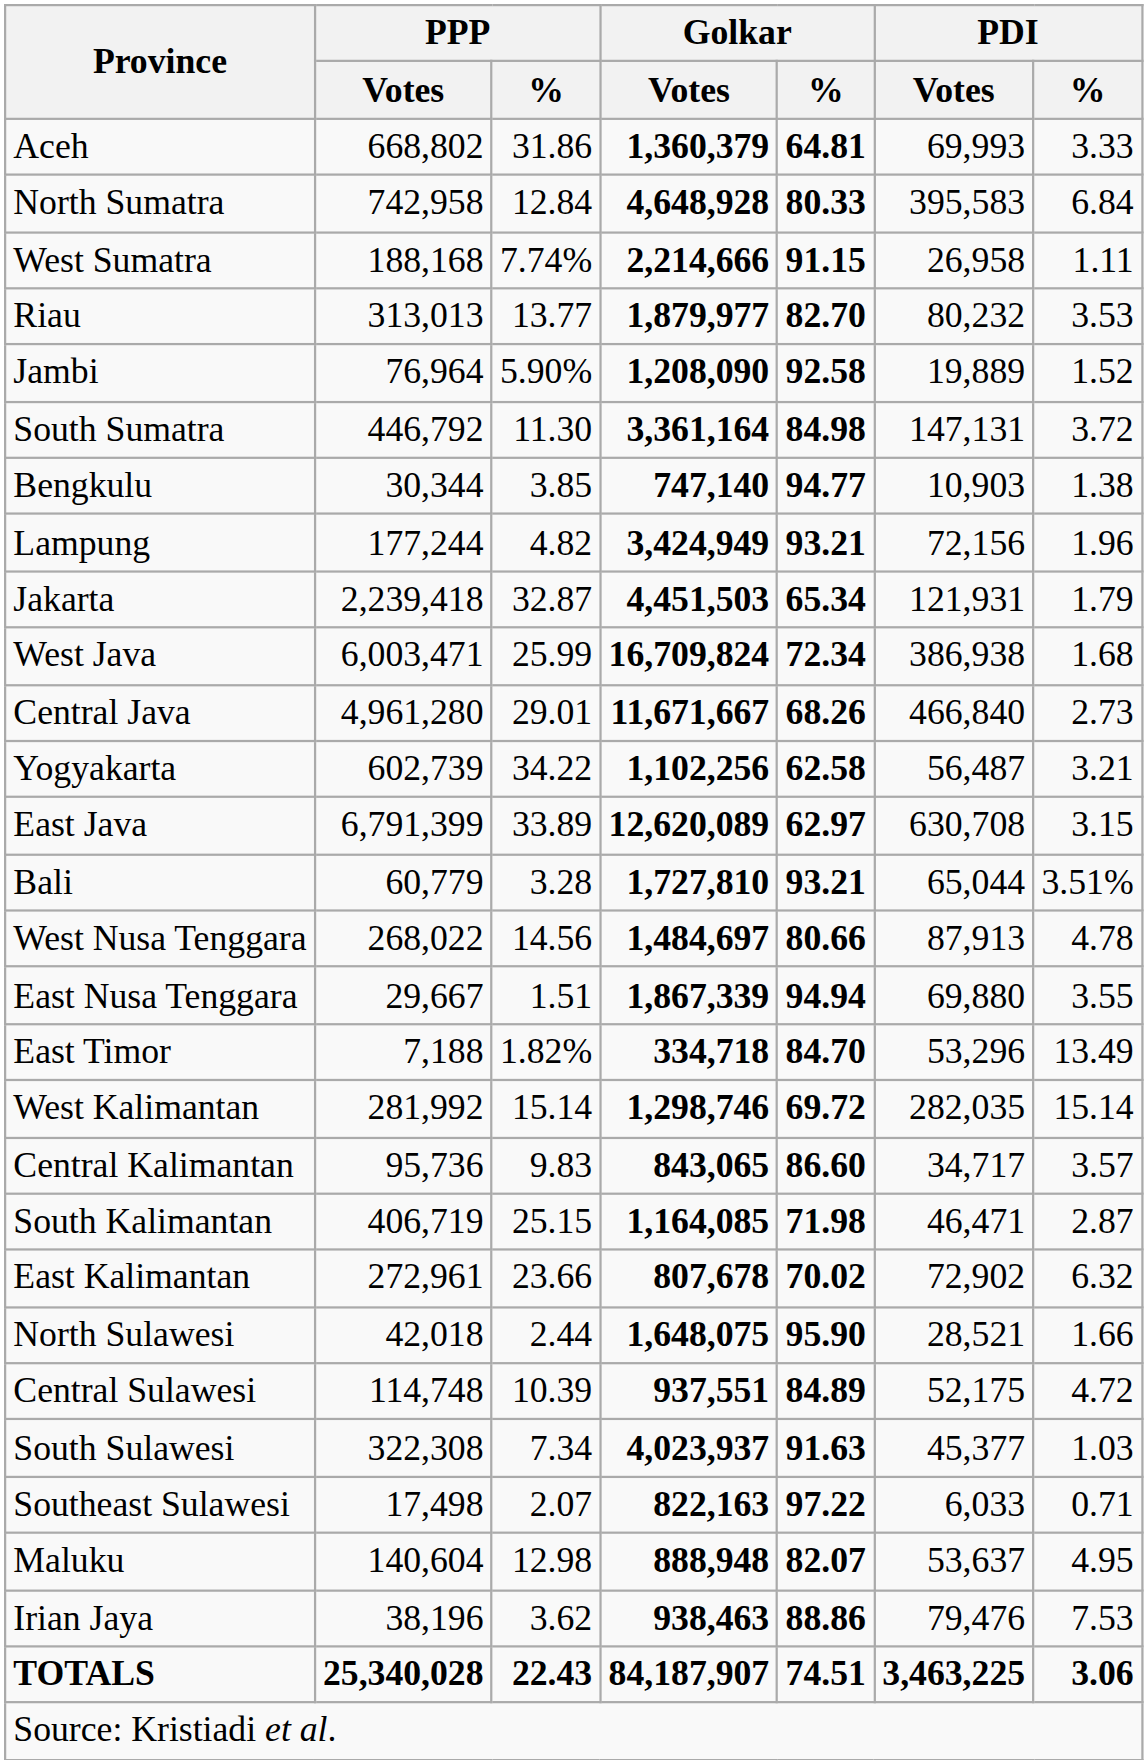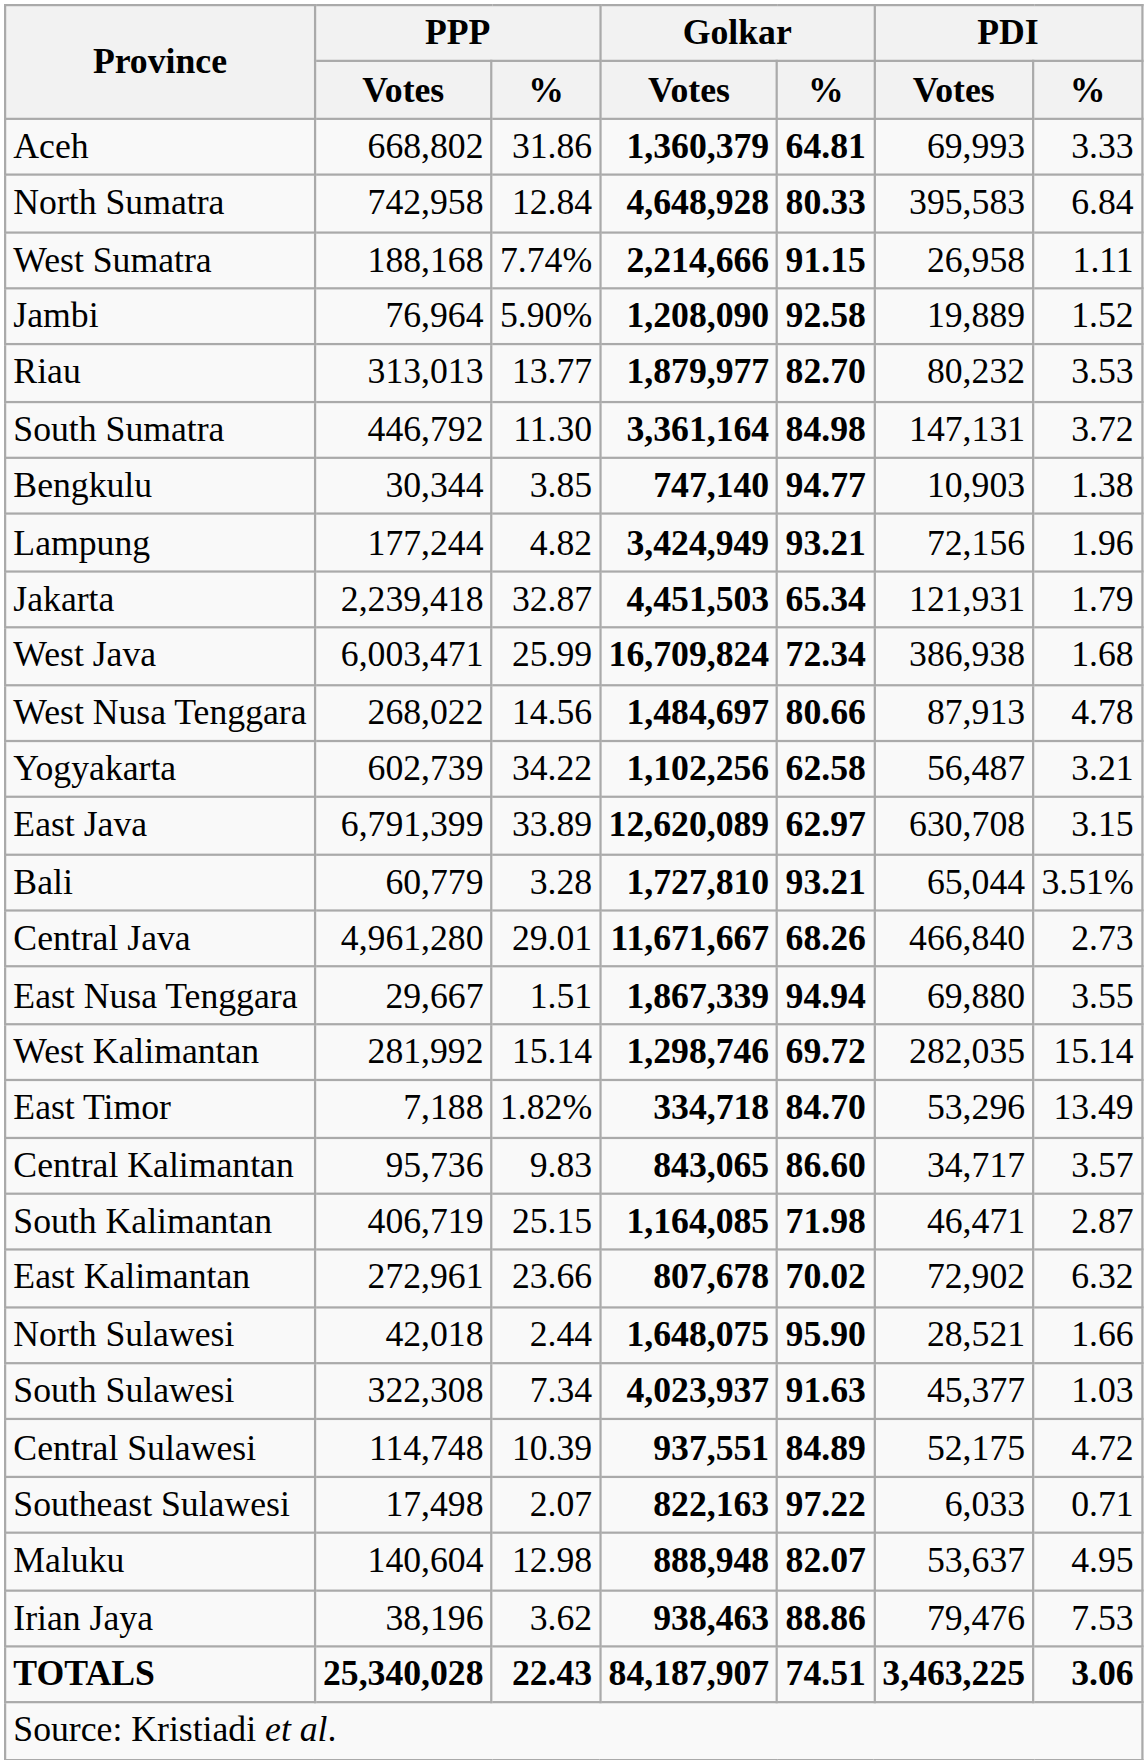rows swapped: (47, 315) <-> (56, 372)
rows swapped: (102, 711) <-> (160, 938)
rows swapped: (92, 1051) <-> (136, 1107)
rows swapped: (135, 1390) <-> (124, 1447)
